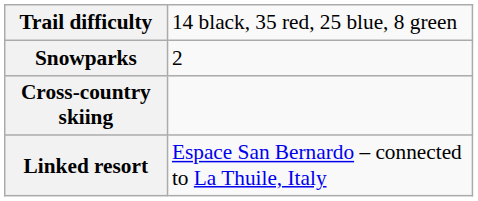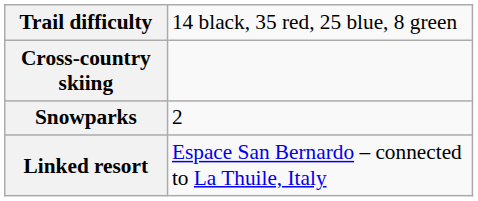rows swapped: (86, 57) <-> (86, 105)
